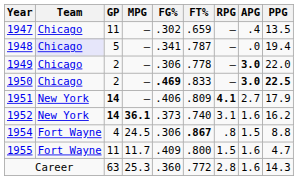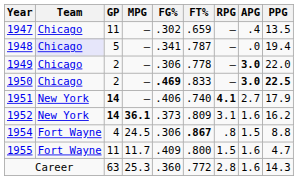(199, 99) .809 -> (199, 99) .740
(199, 116) .740 -> (199, 116) .809
